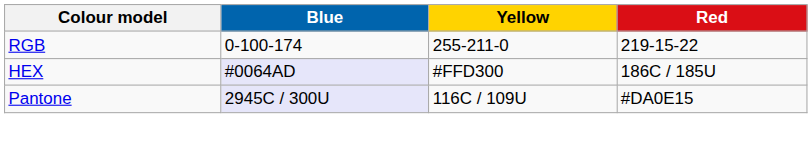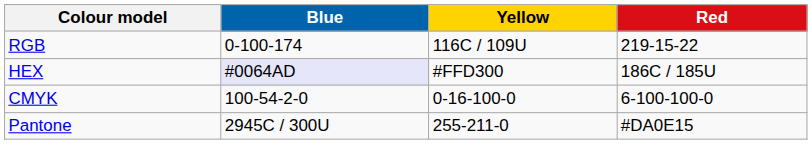(471, 44) 255-211-0 -> (480, 44) 116C / 109U
+ row: (33, 98)
(277, 98) lavender background -> (277, 125) no background
(480, 98) 116C / 109U -> (471, 125) 255-211-0
